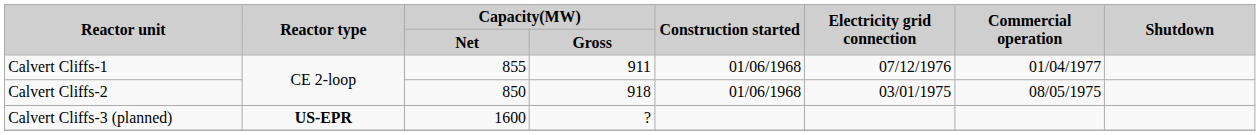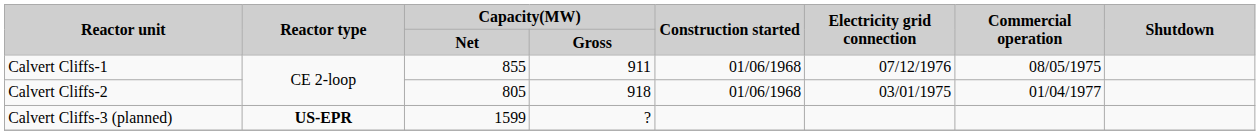(1065, 67) 01/04/1977 -> (1065, 67) 08/05/1975
(514, 92) 850 -> (514, 92) 805
(1065, 92) 08/05/1975 -> (1065, 92) 01/04/1977
(510, 117) 1600 -> (510, 117) 1599
